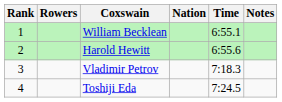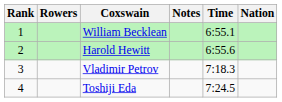columns swapped: (189, 13) <-> (260, 13)
